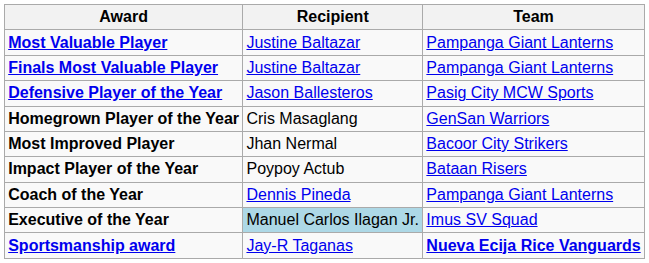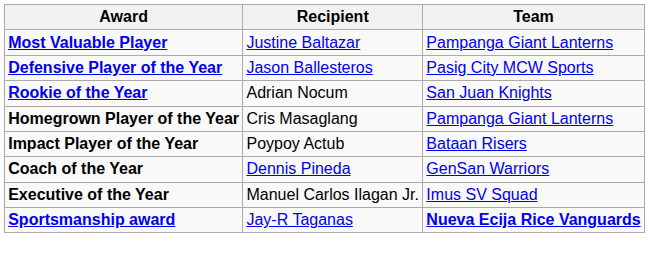- row: (113, 67)
+ row: (78, 93)
(488, 118) GenSan Warriors -> (520, 118) Pampanga Giant Lanterns
- row: (91, 144)
(520, 194) Pampanga Giant Lanterns -> (488, 169) GenSan Warriors
(333, 220) lightblue background -> (333, 194) no background
